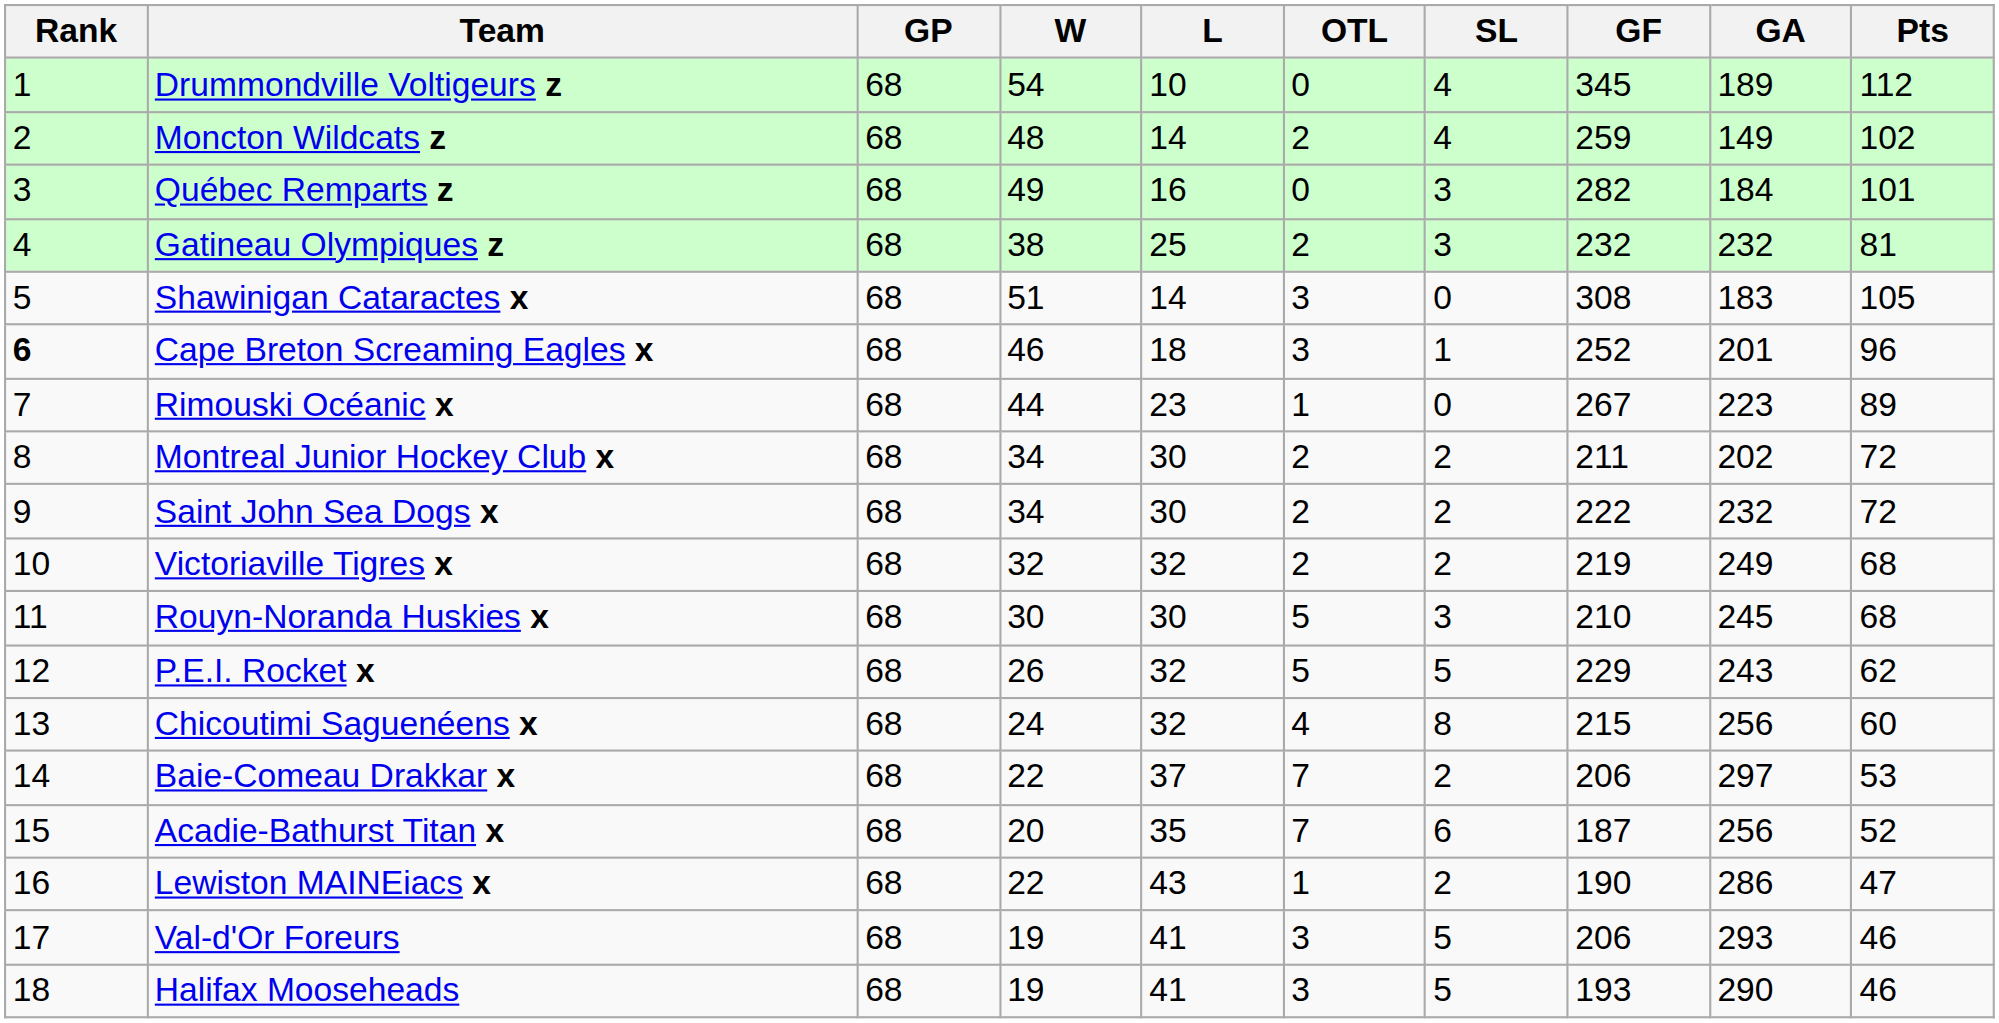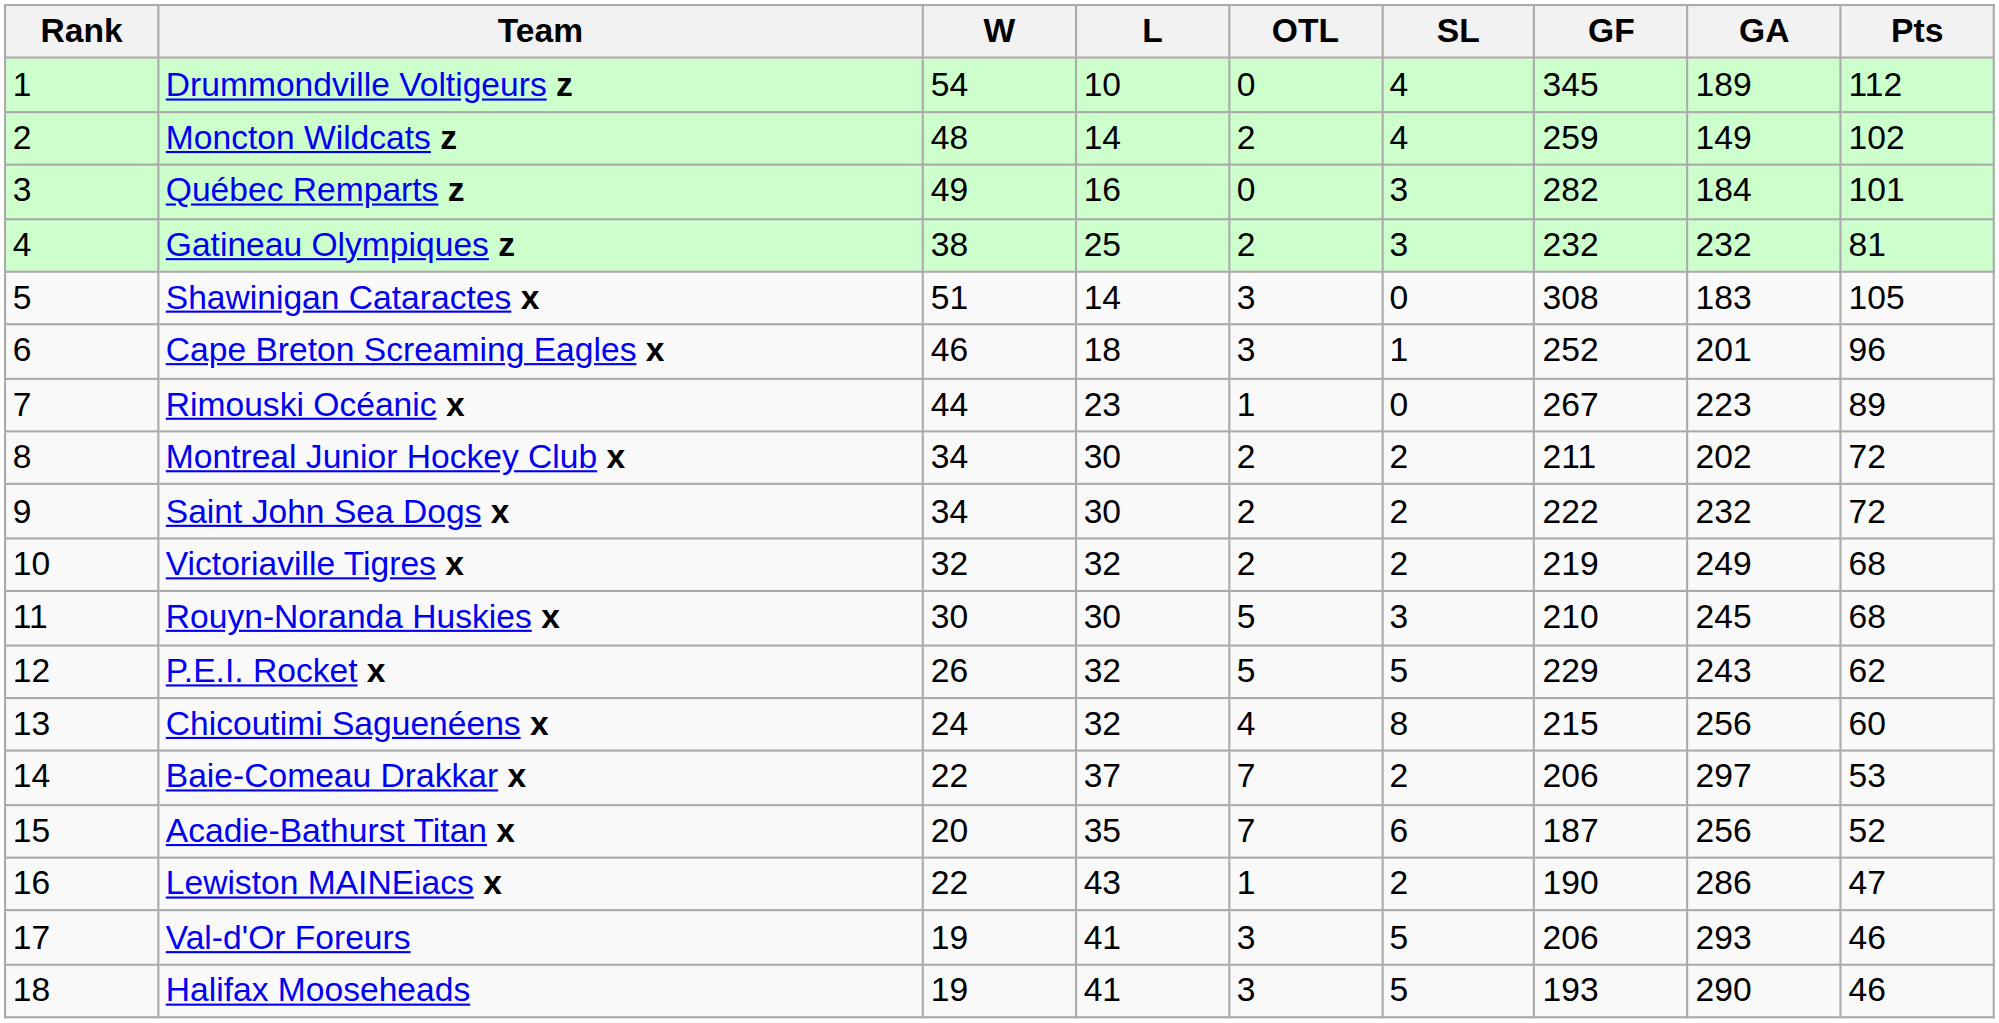- column: (928, 31)
(22, 350) bold -> (22, 350) normal
